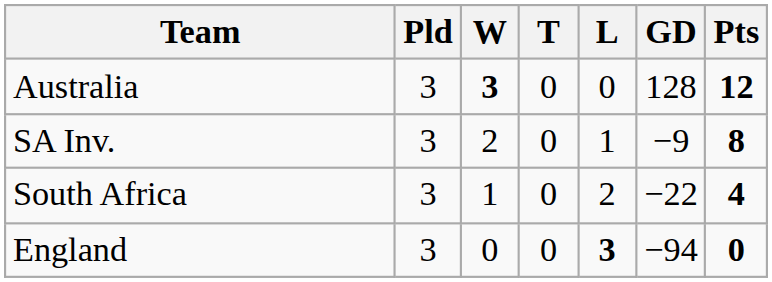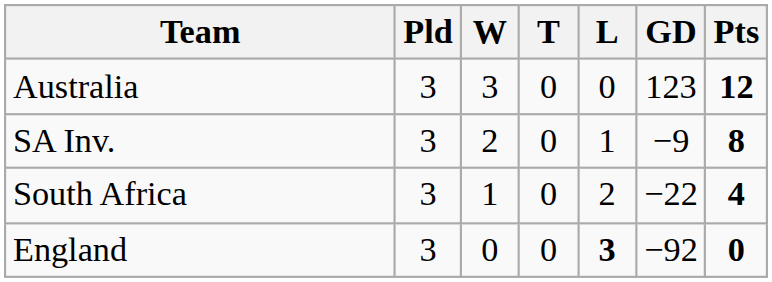(490, 85) bold -> (490, 85) normal
(671, 85) 128 -> (671, 85) 123
(671, 248) −94 -> (671, 248) −92
